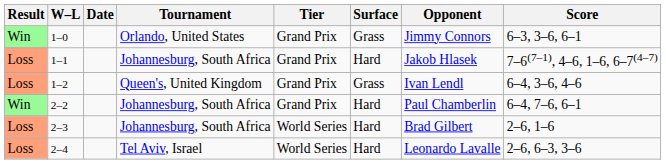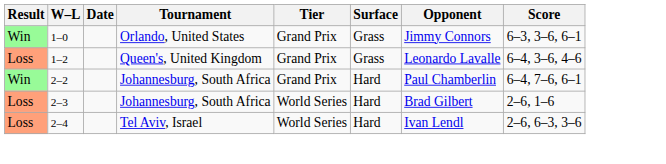- row: (59, 61)
(434, 83) Ivan Lendl -> (452, 58) Leonardo Lavalle
(452, 148) Leonardo Lavalle -> (434, 123) Ivan Lendl
